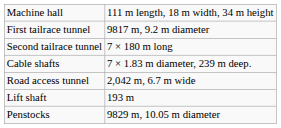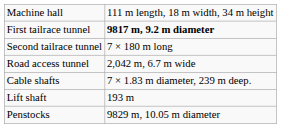(158, 30) normal -> (161, 30) bold
rows swapped: (48, 81) <-> (33, 64)
